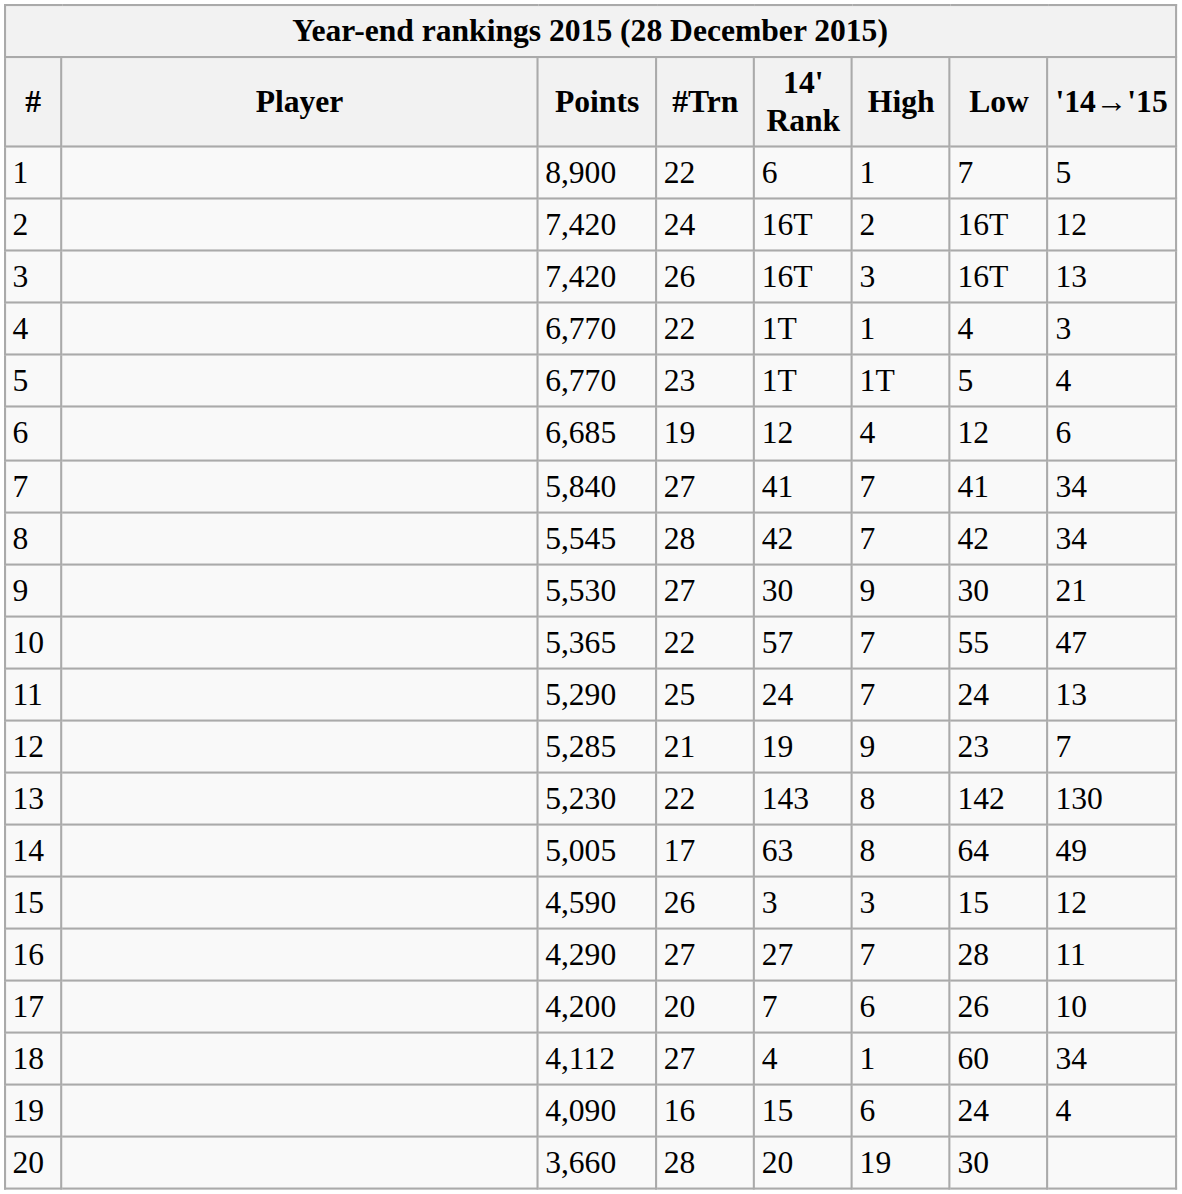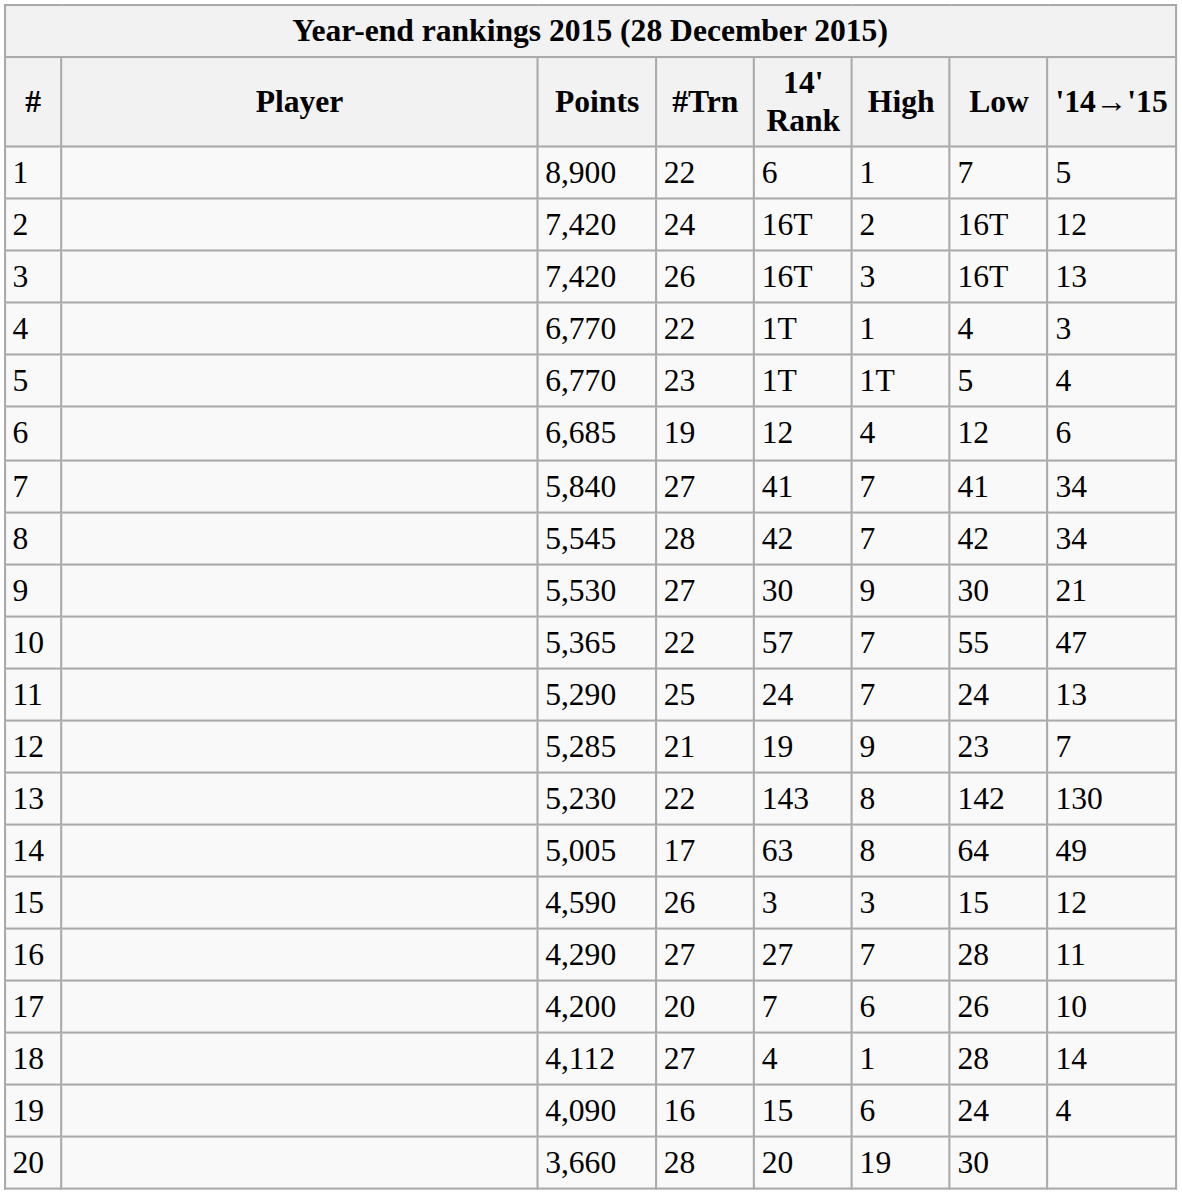(973, 1058) 60 -> (973, 1058) 28
(1071, 1058) 34 -> (1071, 1058) 14
